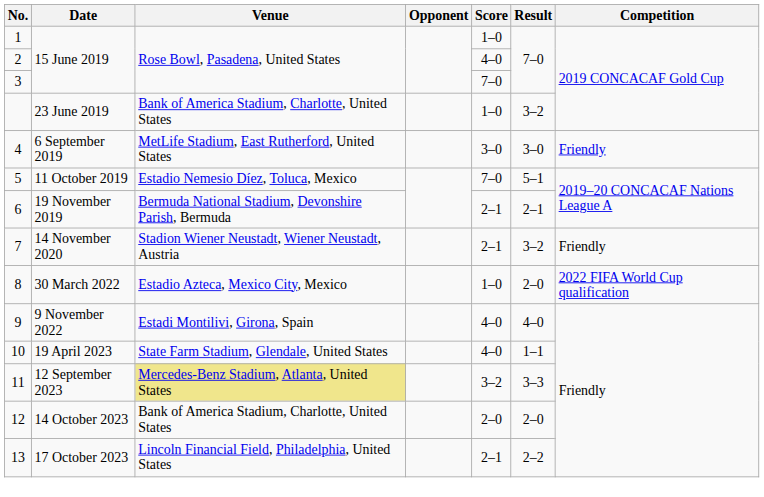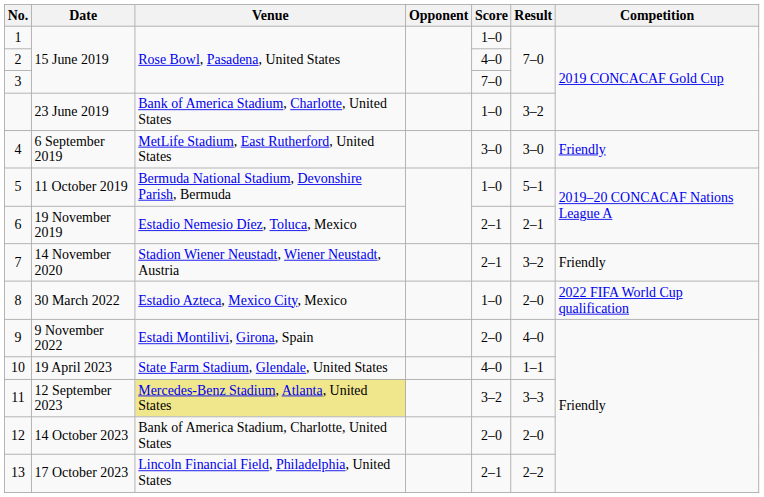(247, 179) Estadio Nemesio Díez, Toluca, Mexico -> (250, 187) Bermuda National Stadium, Devonshire Parish, Bermuda
(491, 179) 7–0 -> (491, 187) 1–0
(250, 209) Bermuda National Stadium, Devonshire Parish, Bermuda -> (247, 224) Estadio Nemesio Díez, Toluca, Mexico
(491, 322) 4–0 -> (491, 338) 2–0
